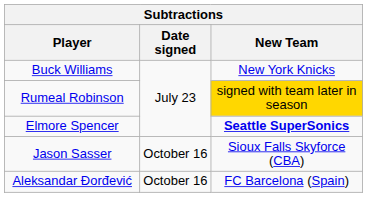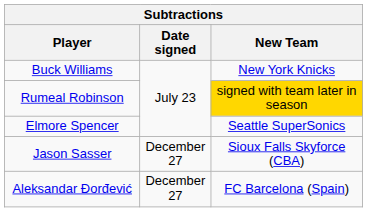(287, 126) bold -> (287, 126) normal
(175, 153) October 16 -> (175, 153) December 27
(175, 181) October 16 -> (175, 189) December 27
